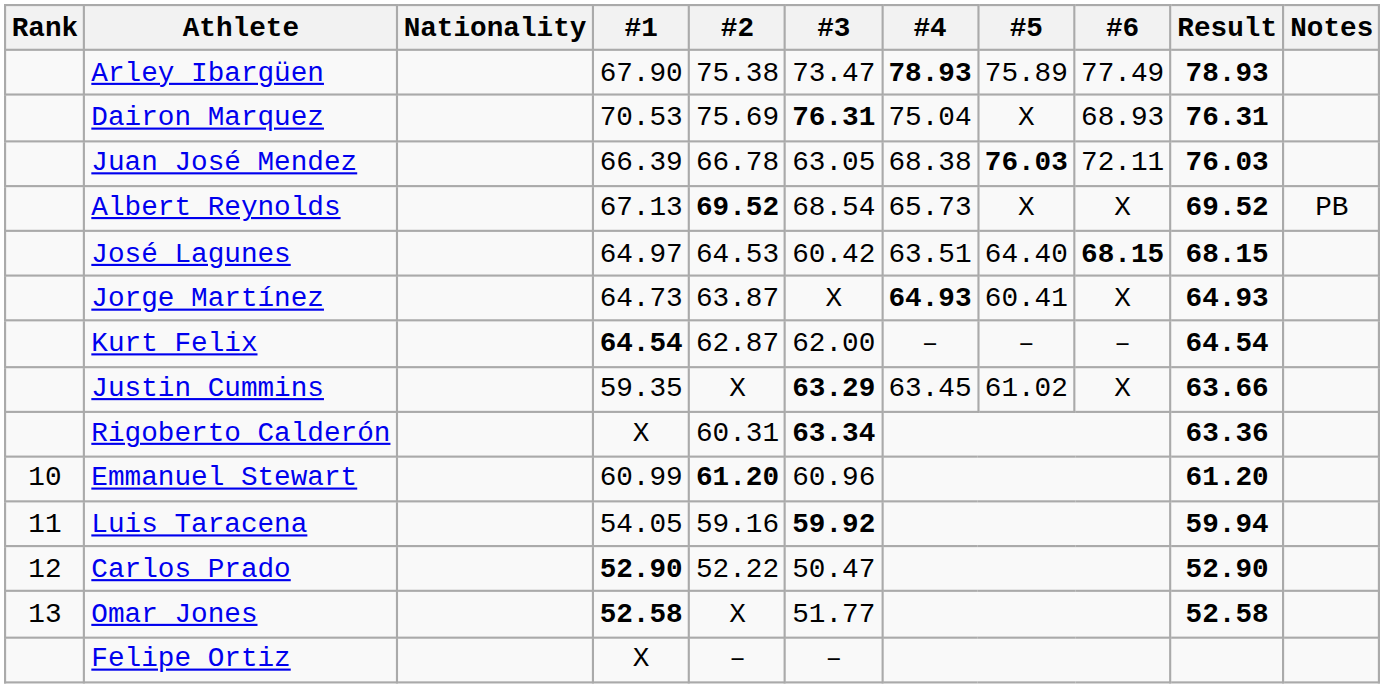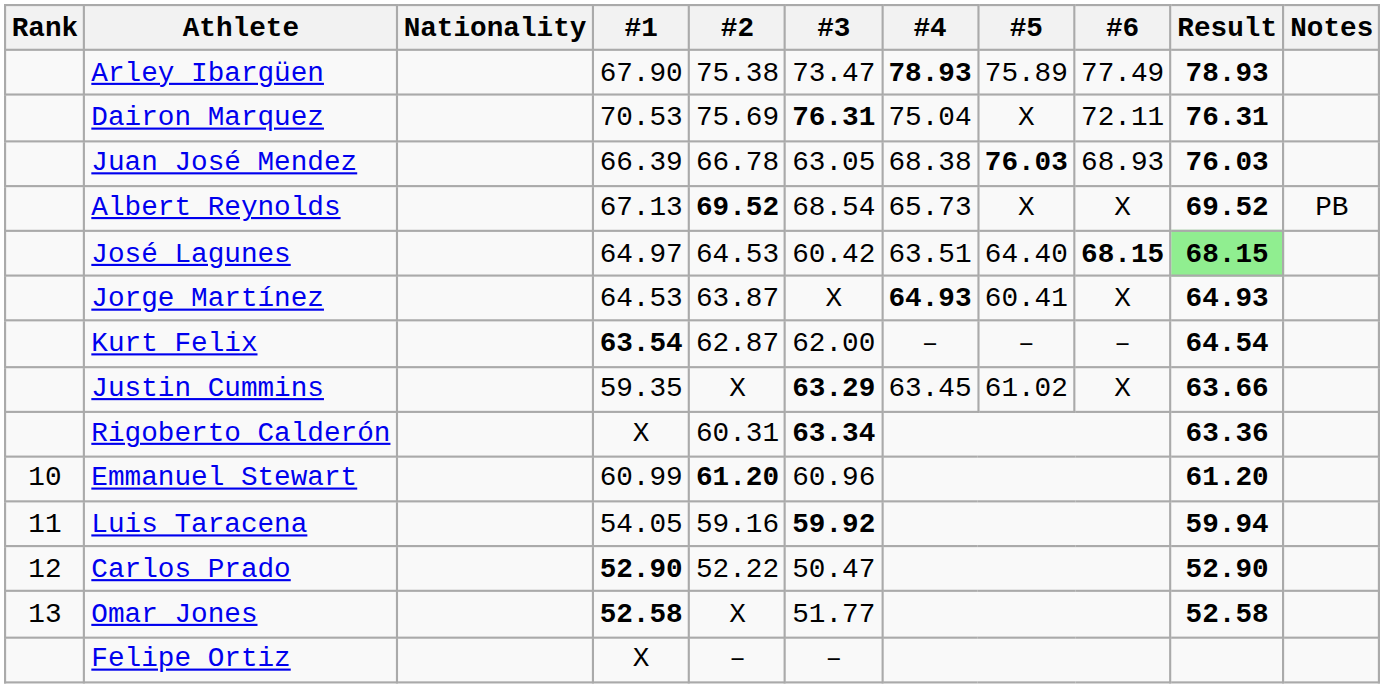(1123, 118) 68.93 -> (1123, 118) 72.11
(1123, 163) 72.11 -> (1123, 163) 68.93
(1227, 253) no background -> (1227, 253) lightgreen background
(641, 298) 64.73 -> (641, 298) 64.53
(641, 344) 64.54 -> (641, 344) 63.54
